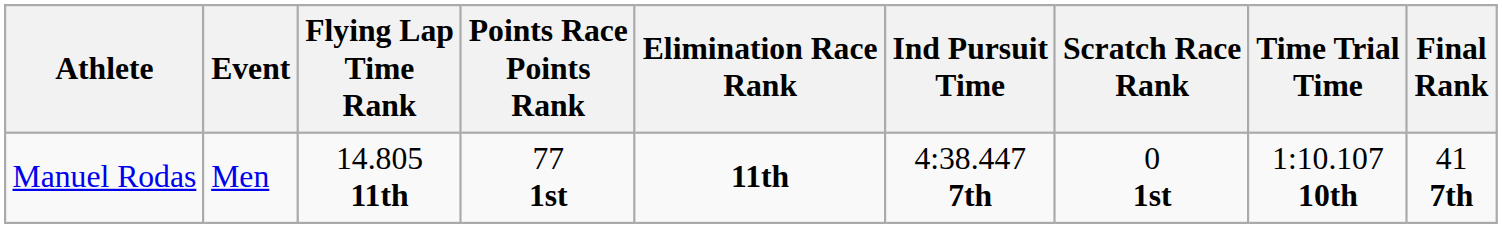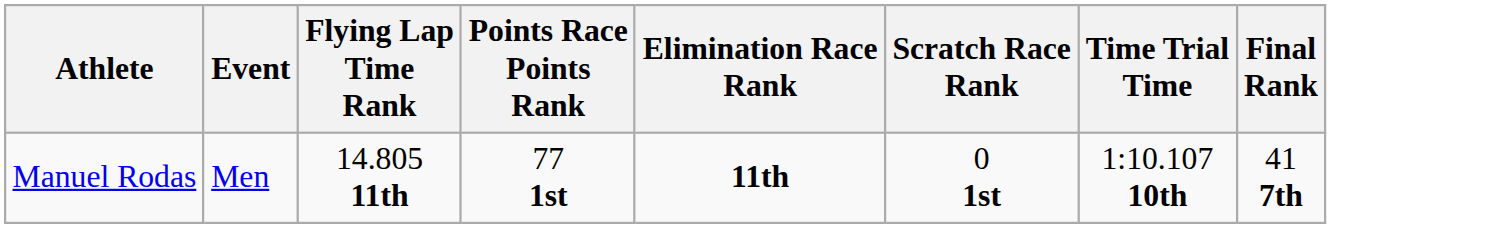- column: (970, 68)
